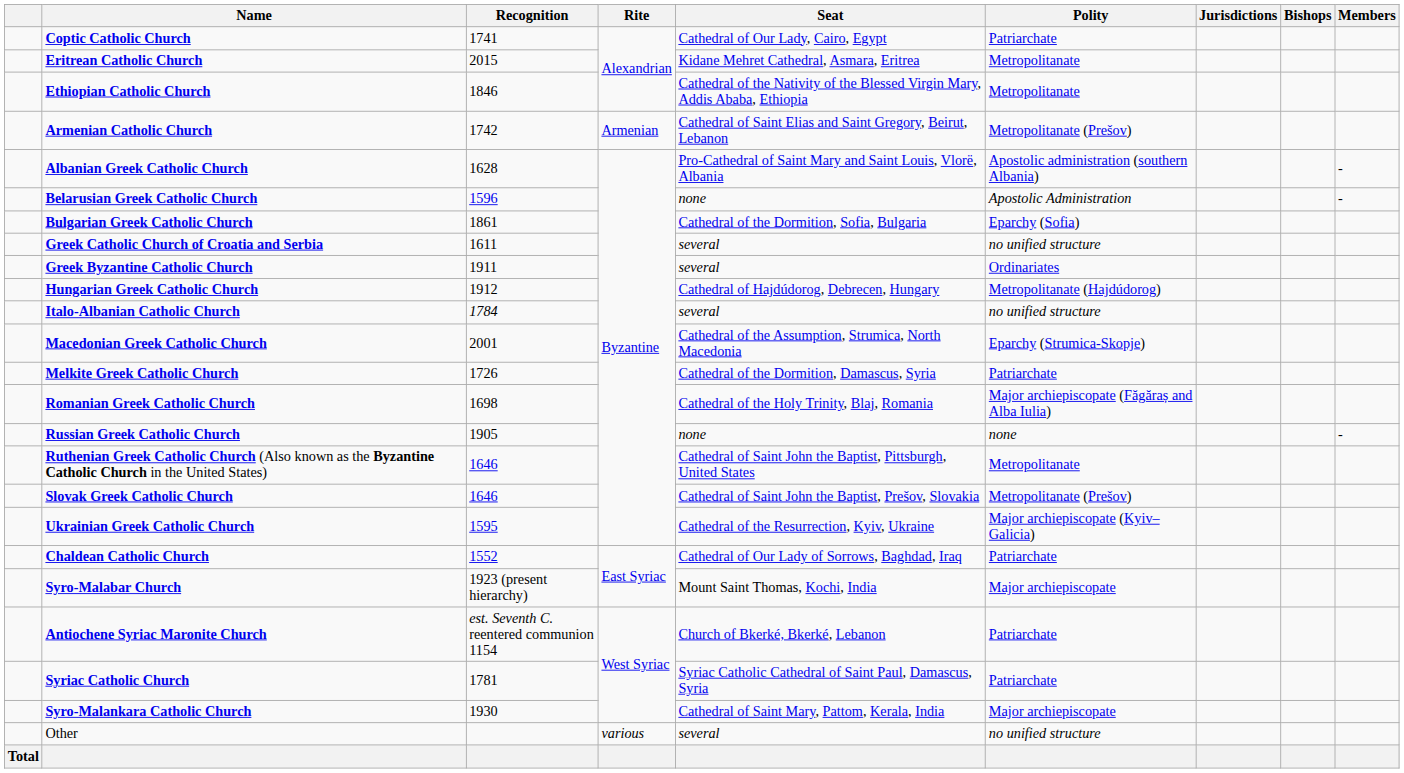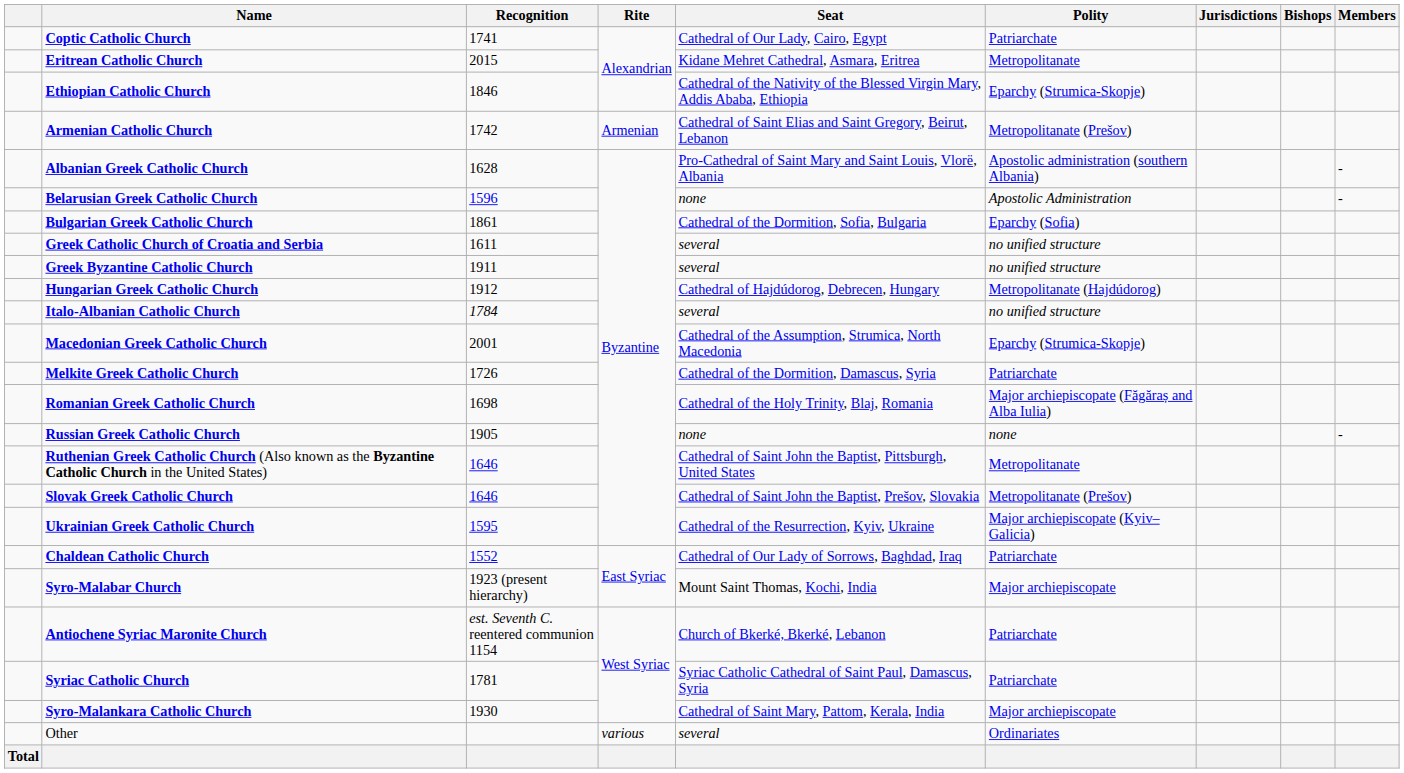(1034, 91) Metropolitanate -> (1067, 91) Eparchy (Strumica-Skopje)
(1024, 267) Ordinariates -> (1045, 267) no unified structure
(1045, 734) no unified structure -> (1024, 734) Ordinariates
